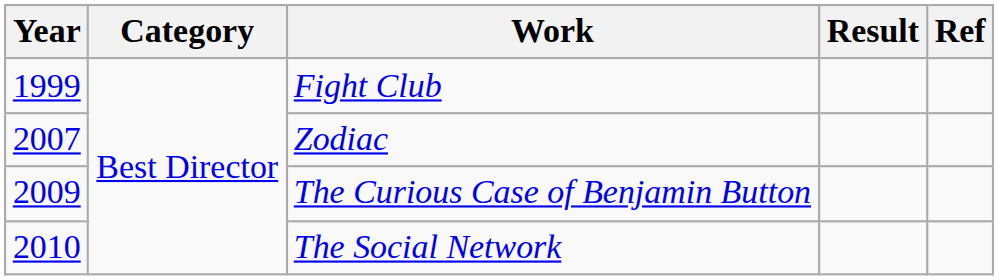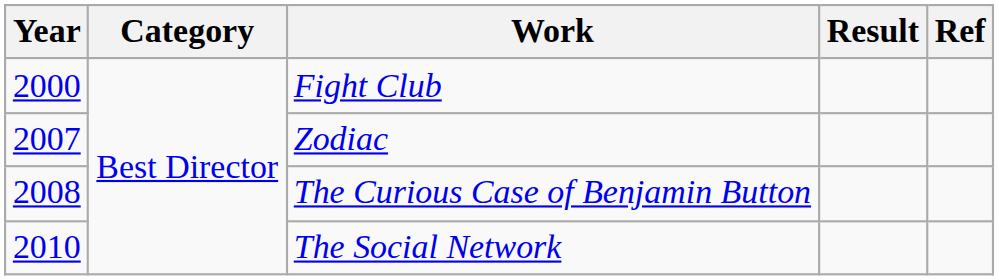(47, 85) 1999 -> (47, 85) 2000
(47, 192) 2009 -> (47, 192) 2008
